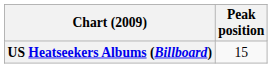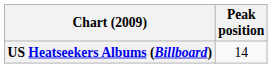(241, 52) 15 -> (241, 52) 14
